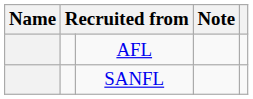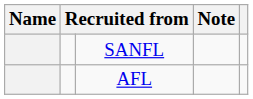rows swapped: (134, 79) <-> (134, 49)
